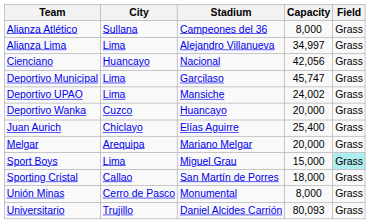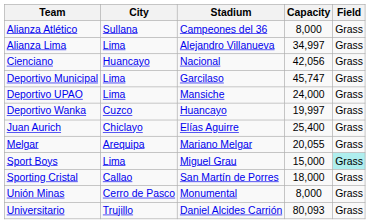(309, 95) 24,002 -> (309, 95) 24,000
(309, 111) 20,000 -> (309, 111) 19,997
(309, 144) 20,000 -> (309, 144) 20,055
